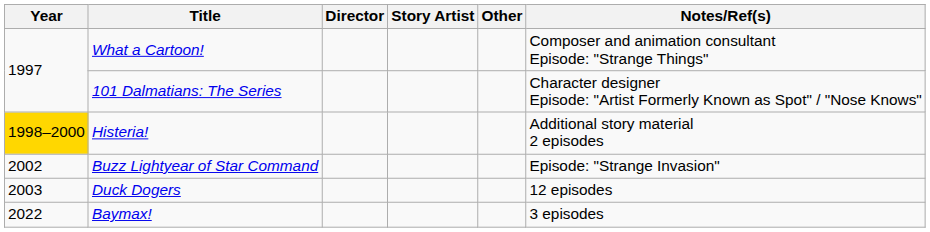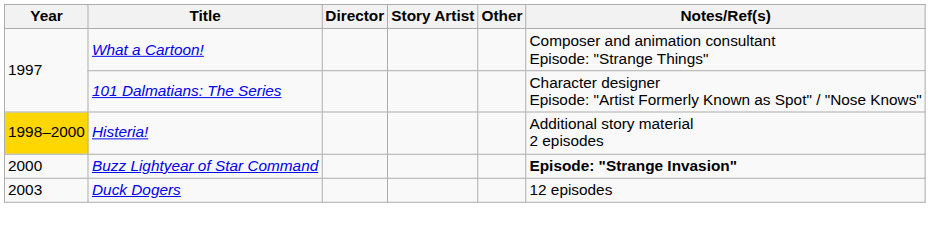(25, 165) 2002 -> (25, 165) 2000
(625, 165) normal -> (633, 165) bold
- row: (122, 214)
